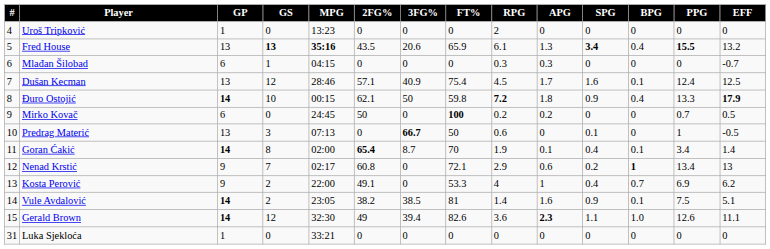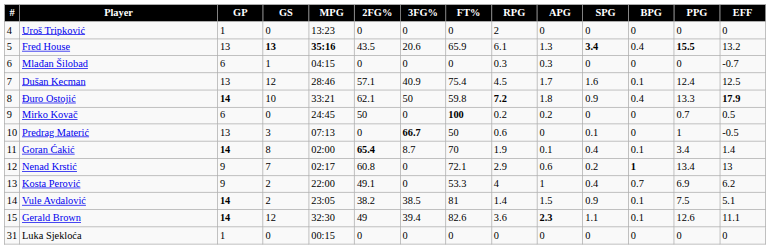(323, 98) 00:15 -> (323, 98) 33:21
(546, 201) 1.6 -> (546, 201) 1.5
(637, 218) 1.0 -> (637, 218) 0.1
(323, 235) 33:21 -> (323, 235) 00:15
